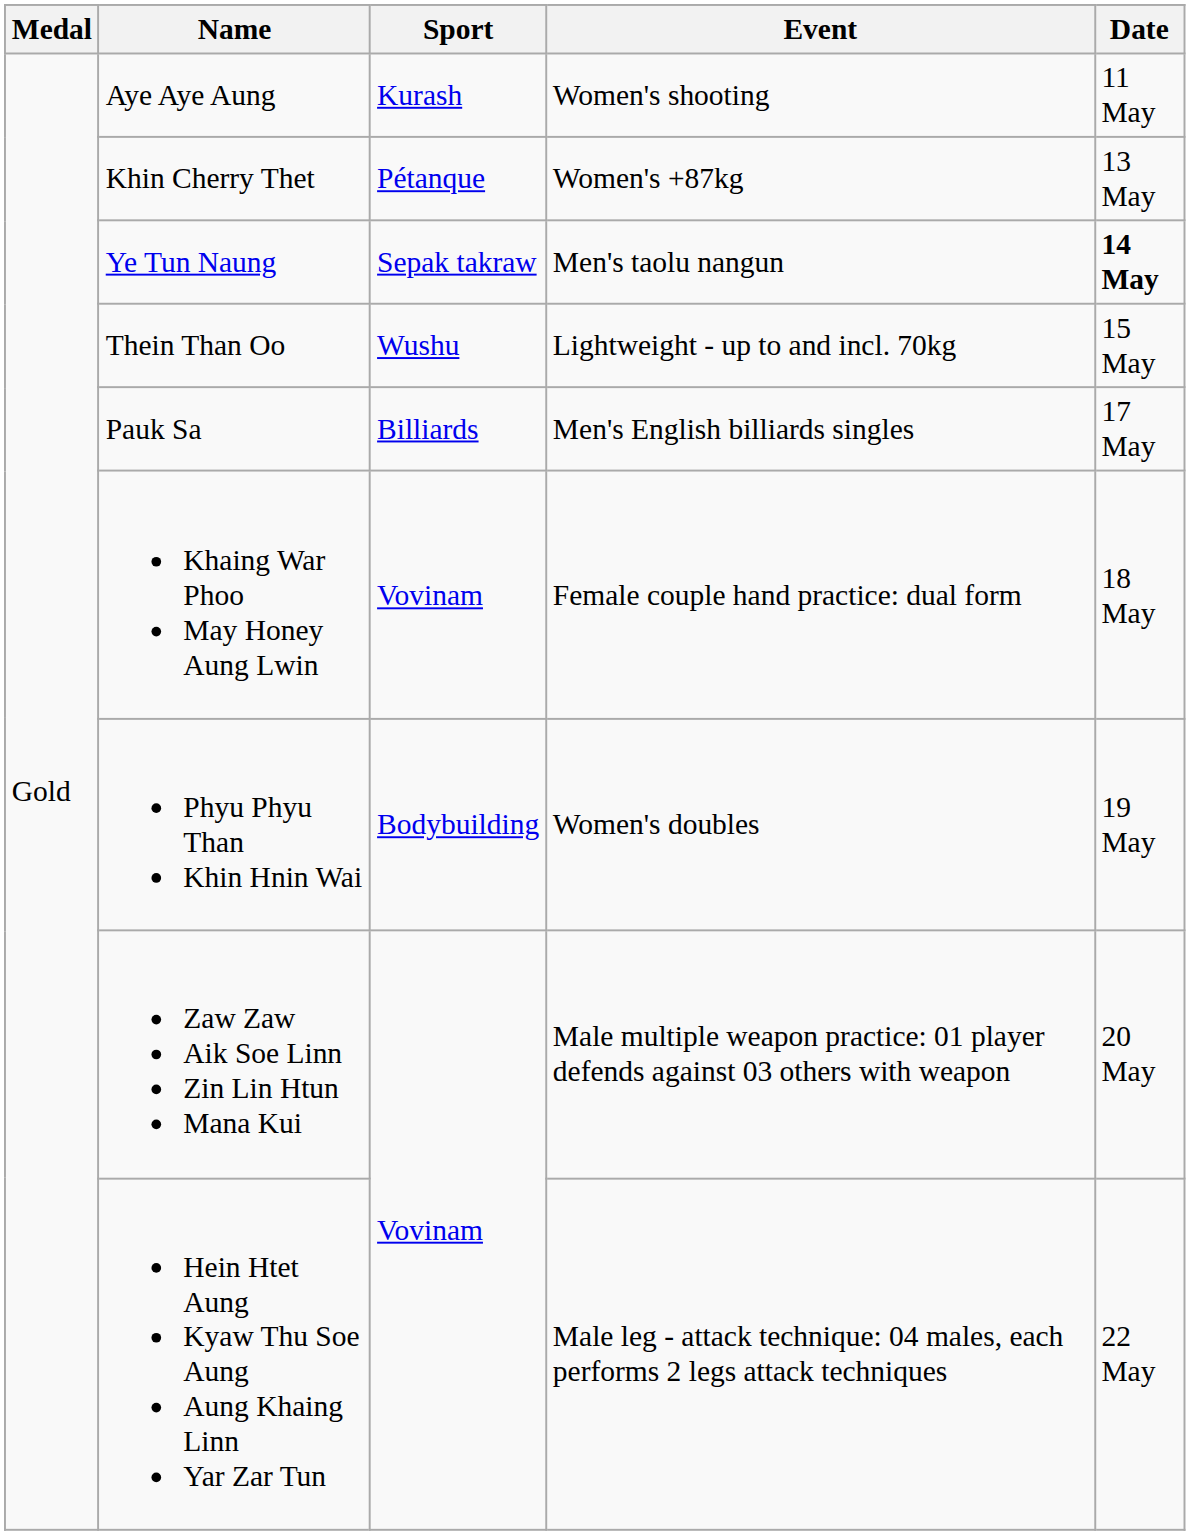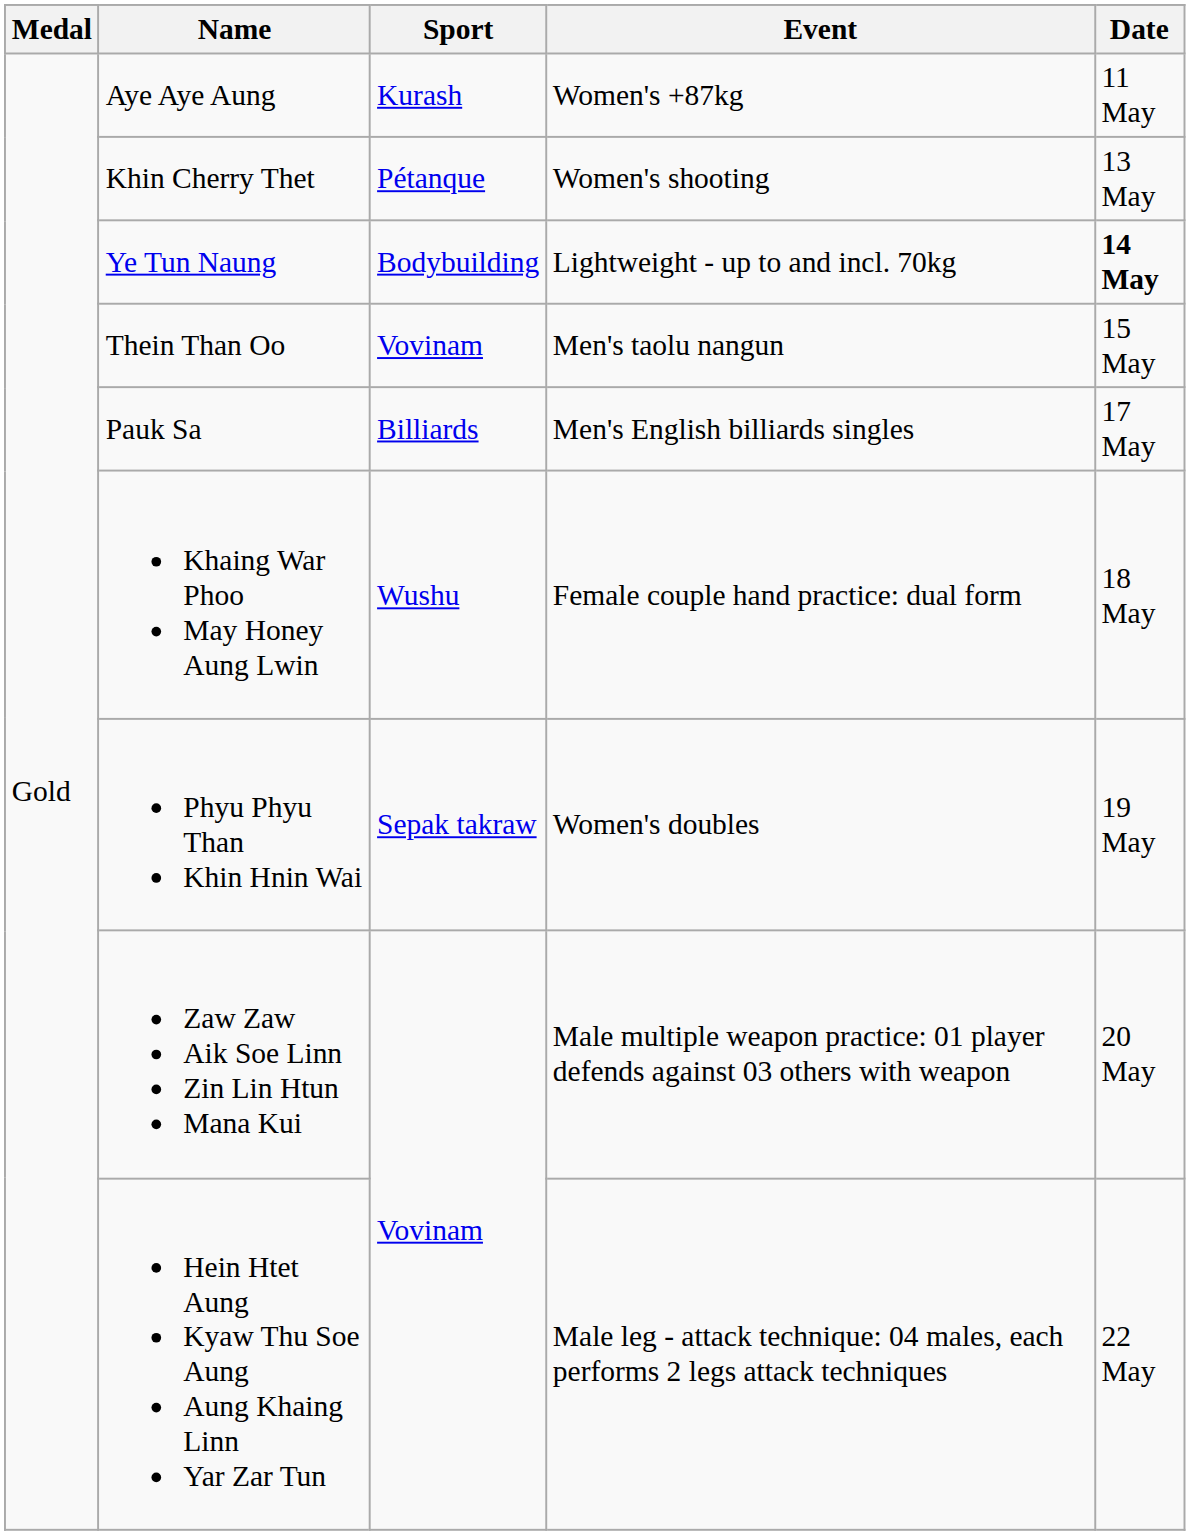(661, 95) Women's shooting -> (648, 95) Women's +87kg
(648, 178) Women's +87kg -> (661, 178) Women's shooting
(457, 262) Sepak takraw -> (458, 262) Bodybuilding
(668, 262) Men's taolu nangun -> (755, 262) Lightweight - up to and incl. 70kg
(418, 345) Wushu -> (430, 345) Vovinam
(755, 345) Lightweight - up to and incl. 70kg -> (668, 345) Men's taolu nangun
(430, 594) Vovinam -> (418, 594) Wushu
(458, 824) Bodybuilding -> (457, 824) Sepak takraw
